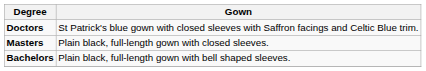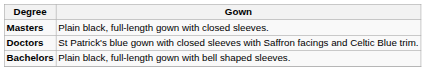rows swapped: (25, 27) <-> (25, 43)
